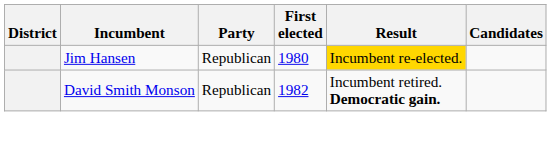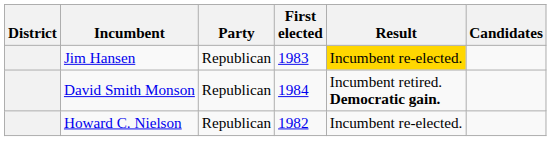(293, 57) 1980 -> (293, 57) 1983
(293, 90) 1982 -> (293, 90) 1984
+ row: (123, 123)
